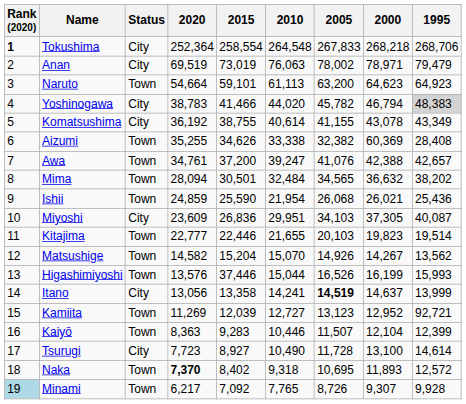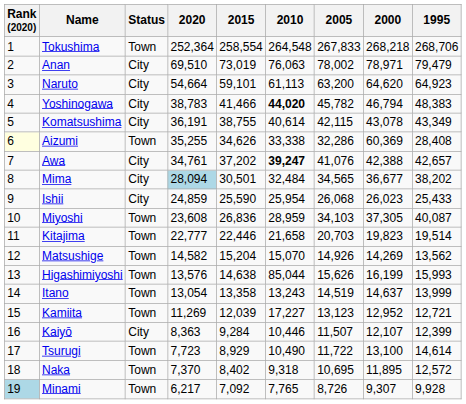(10, 46) bold -> (10, 46) normal
(139, 46) City -> (142, 46) Town
(189, 65) 69,519 -> (189, 65) 69,510
(142, 84) Town -> (139, 84) City
(384, 84) 64,623 -> (384, 84) 64,620
(287, 103) normal -> (287, 103) bold
(433, 103) lightgrey background -> (433, 103) no background
(189, 122) 36,192 -> (189, 122) 36,191
(336, 122) 41,155 -> (335, 122) 42,115
(10, 141) no background -> (10, 141) lightyellow background
(336, 141) 32,382 -> (336, 141) 32,286
(142, 160) Town -> (139, 160) City
(238, 160) 37,200 -> (238, 160) 37,202
(287, 160) normal -> (287, 160) bold
(142, 179) Town -> (139, 179) City
(189, 179) no background -> (189, 179) lightblue background
(384, 179) 36,632 -> (384, 179) 36,677
(142, 198) Town -> (139, 198) City
(287, 198) 21,954 -> (287, 198) 25,954
(384, 198) 26,021 -> (384, 198) 26,023
(433, 198) 25,436 -> (433, 198) 25,433
(139, 217) City -> (142, 217) Town
(189, 217) 23,609 -> (189, 217) 23,608
(287, 217) 29,951 -> (287, 217) 28,959
(287, 236) 21,655 -> (287, 236) 21,658
(336, 236) 20,103 -> (336, 236) 20,703
(384, 255) 14,267 -> (384, 255) 14,269
(238, 274) 37,446 -> (238, 274) 14,638
(287, 274) 15,044 -> (287, 274) 85,044
(336, 274) 16,526 -> (336, 274) 15,626
(139, 293) City -> (142, 293) Town
(189, 293) 13,056 -> (189, 293) 13,054
(287, 293) 14,241 -> (287, 293) 13,243
(336, 293) bold -> (336, 293) normal
(287, 312) 12,727 -> (287, 312) 17,227
(433, 312) 92,721 -> (433, 312) 12,721
(142, 332) Town -> (139, 332) City
(234, 332) 9,283 -> (234, 332) 9,284
(384, 332) 12,104 -> (384, 332) 12,107
(139, 351) City -> (142, 351) Town
(234, 351) 8,927 -> (234, 351) 8,929
(335, 351) 11,728 -> (335, 351) 11,722
(185, 370) bold -> (185, 370) normal
(384, 370) 11,893 -> (384, 370) 11,895
